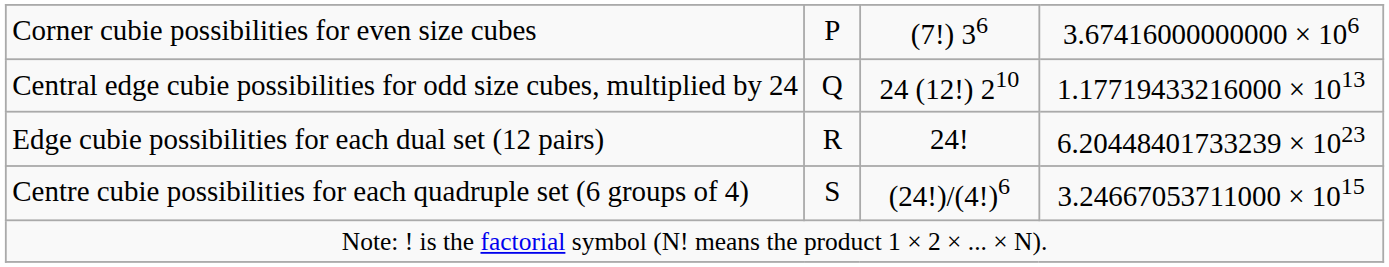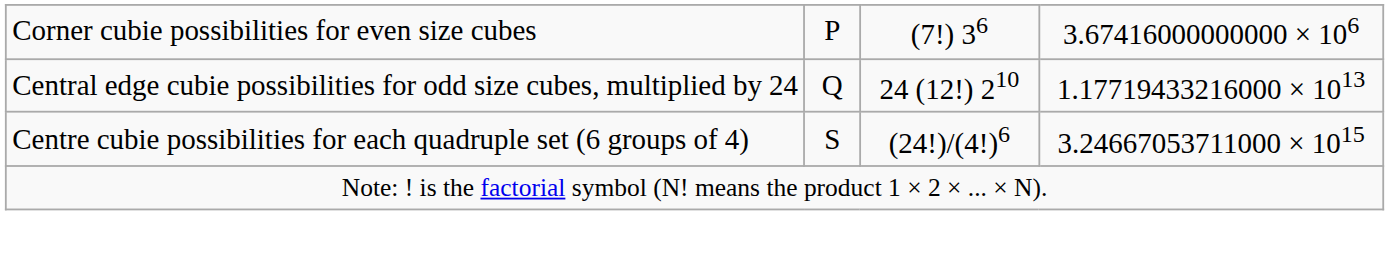- row: (308, 138)
